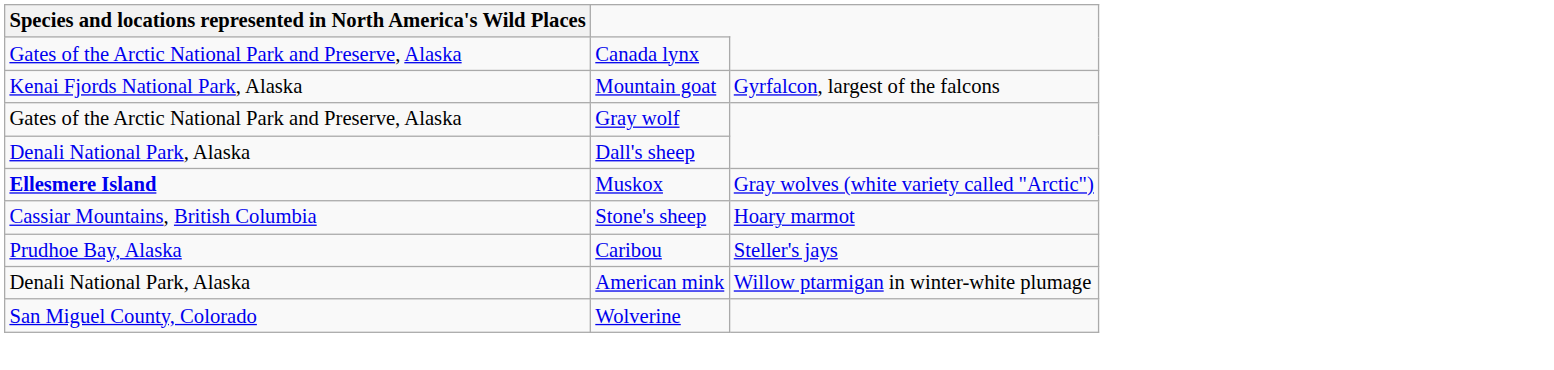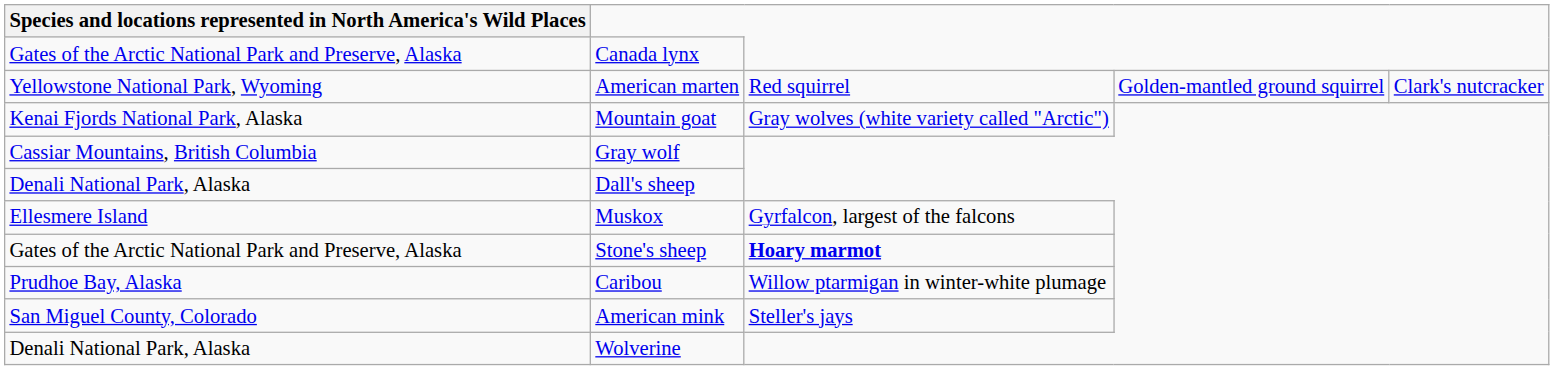+ row: (667, 86)
(867, 86) Gyrfalcon, largest of the falcons -> (929, 119) Gray wolves (white variety called "Arctic")
(236, 119) Gates of the Arctic National Park and Preserve, Alaska -> (163, 151) Cassiar Mountains, British Columbia
(83, 184) bold -> (78, 217) normal
(914, 184) Gray wolves (white variety called "Arctic") -> (882, 217) Gyrfalcon, largest of the falcons
(163, 217) Cassiar Mountains, British Columbia -> (236, 250) Gates of the Arctic National Park and Preserve, Alaska
(794, 217) normal -> (815, 250) bold
(786, 250) Steller's jays -> (927, 282) Willow ptarmigan in winter-white plumage
(130, 282) Denali National Park, Alaska -> (133, 315) San Miguel County, Colorado
(913, 282) Willow ptarmigan in winter-white plumage -> (801, 315) Steller's jays
(133, 315) San Miguel County, Colorado -> (130, 348) Denali National Park, Alaska
